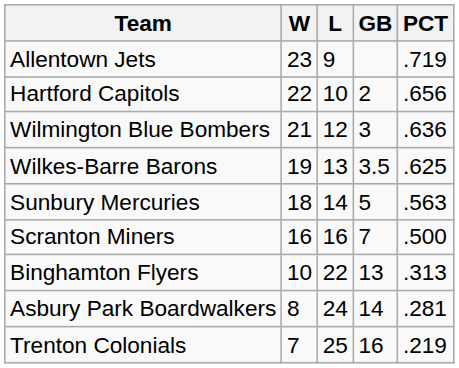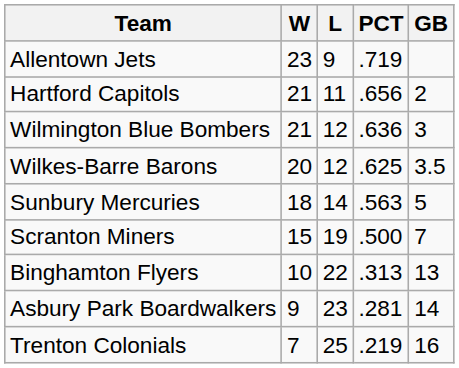columns swapped: (425, 23) <-> (375, 23)
(299, 94) 22 -> (299, 94) 21
(335, 94) 10 -> (334, 94) 11
(299, 166) 19 -> (299, 166) 20
(335, 166) 13 -> (335, 166) 12
(299, 237) 16 -> (299, 237) 15
(335, 237) 16 -> (335, 237) 19
(293, 309) 8 -> (293, 309) 9
(335, 309) 24 -> (335, 309) 23
